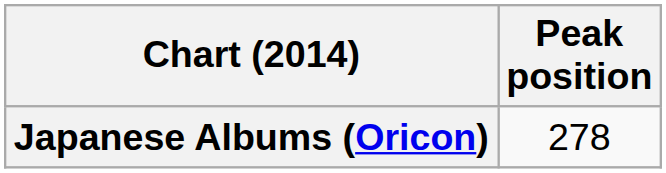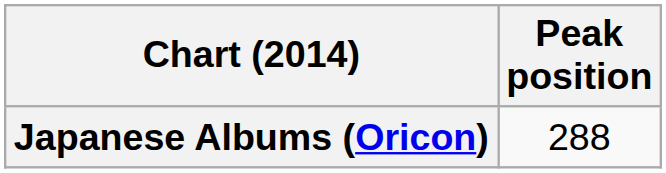(579, 136) 278 -> (579, 136) 288
